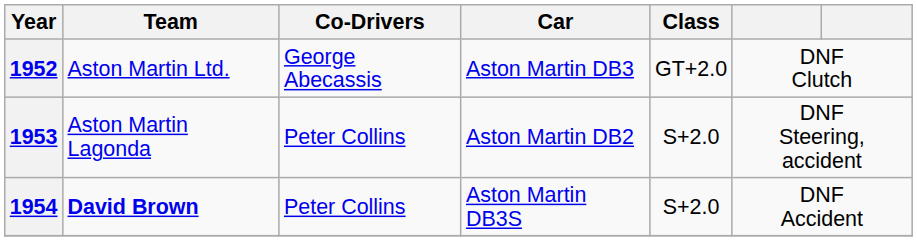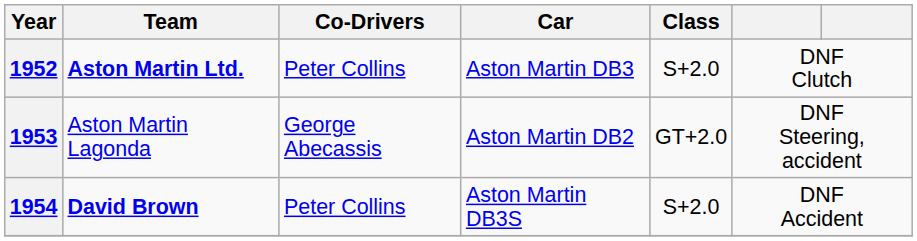(149, 68) normal -> (156, 68) bold
(333, 68) George Abecassis -> (345, 68) Peter Collins
(691, 68) GT+2.0 -> (691, 68) S+2.0
(345, 138) Peter Collins -> (333, 138) George Abecassis
(691, 138) S+2.0 -> (691, 138) GT+2.0
